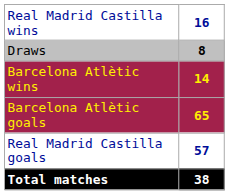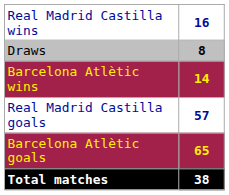rows swapped: (85, 151) <-> (73, 115)
